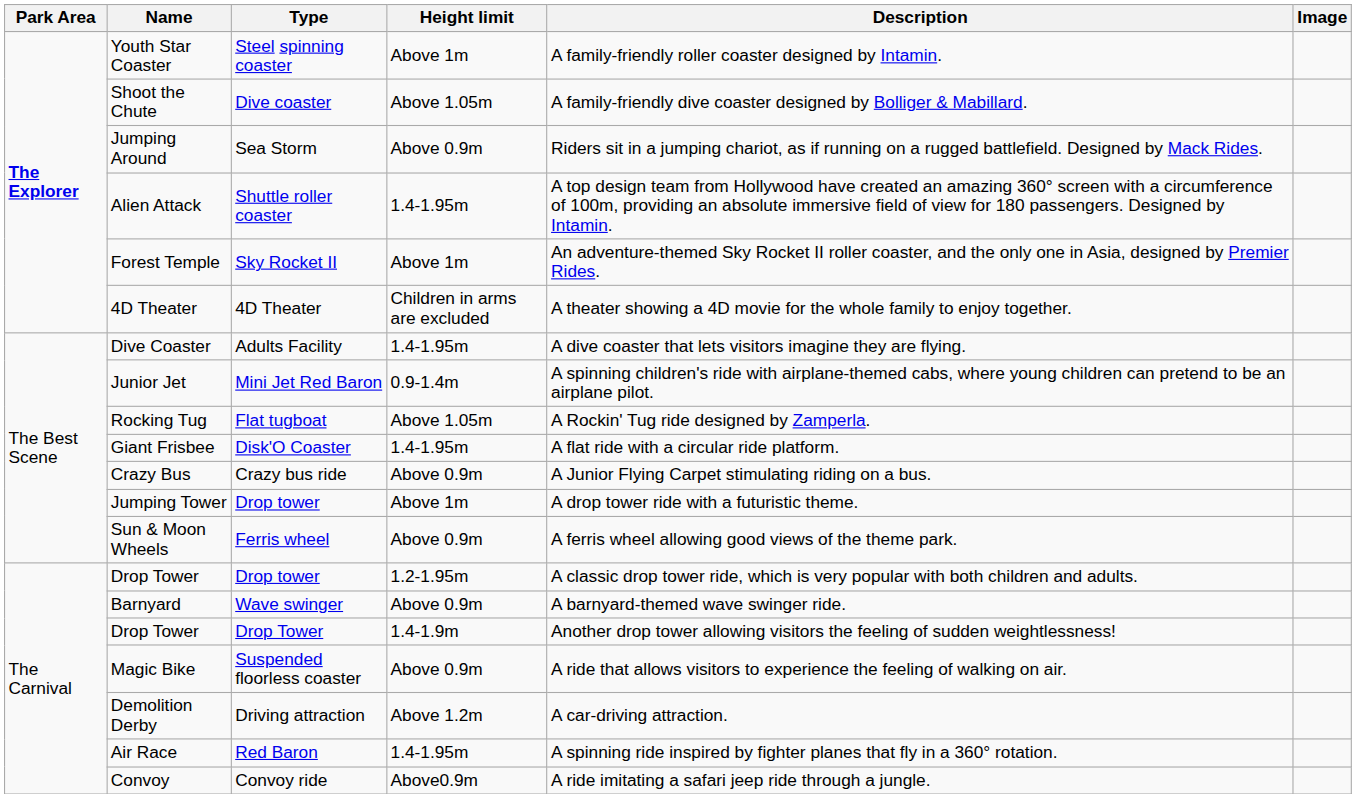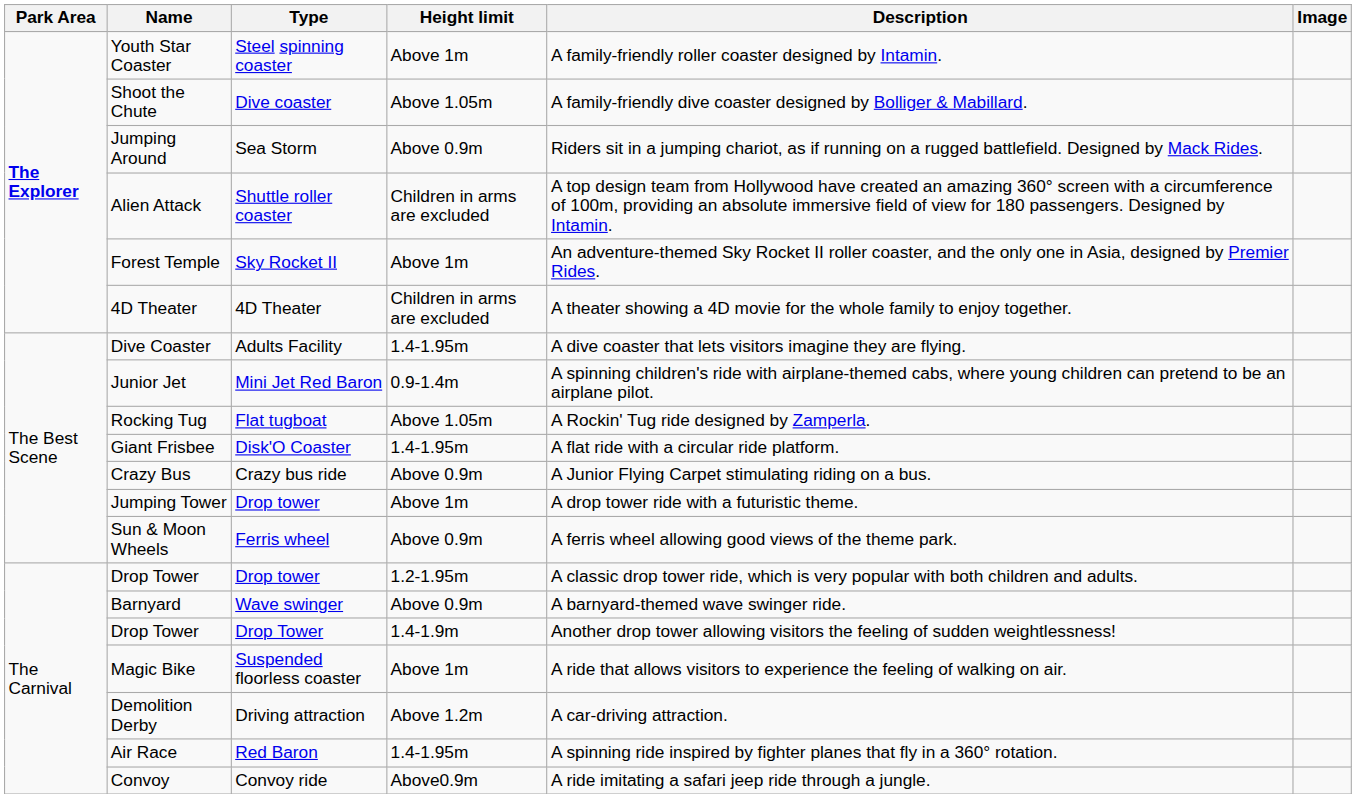(429, 205) 1.4-1.95m -> (453, 205) Children in arms are excluded
(437, 668) Above 0.9m -> (429, 668) Above 1m
